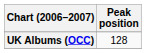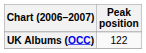(119, 40) 128 -> (119, 40) 122
